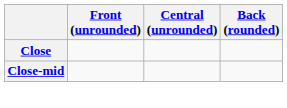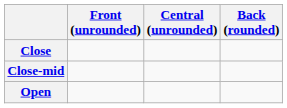+ row: (36, 92)
